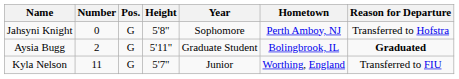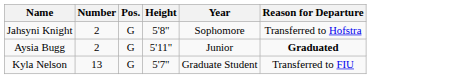- column: (304, 13)
(97, 30) 0 -> (97, 30) 2
(220, 47) Graduate Student -> (220, 47) Junior
(97, 64) 11 -> (97, 64) 13
(220, 64) Junior -> (220, 64) Graduate Student
